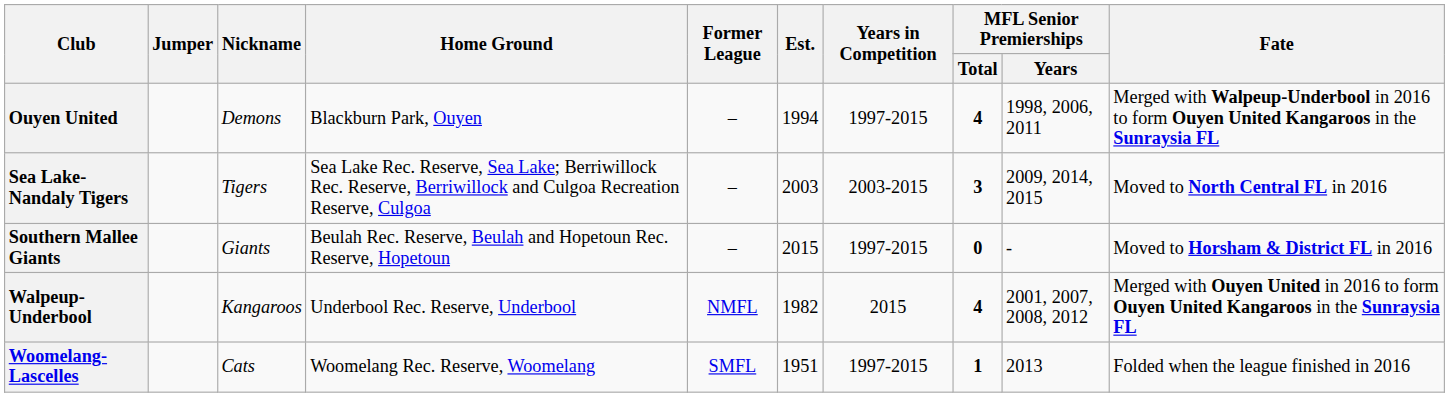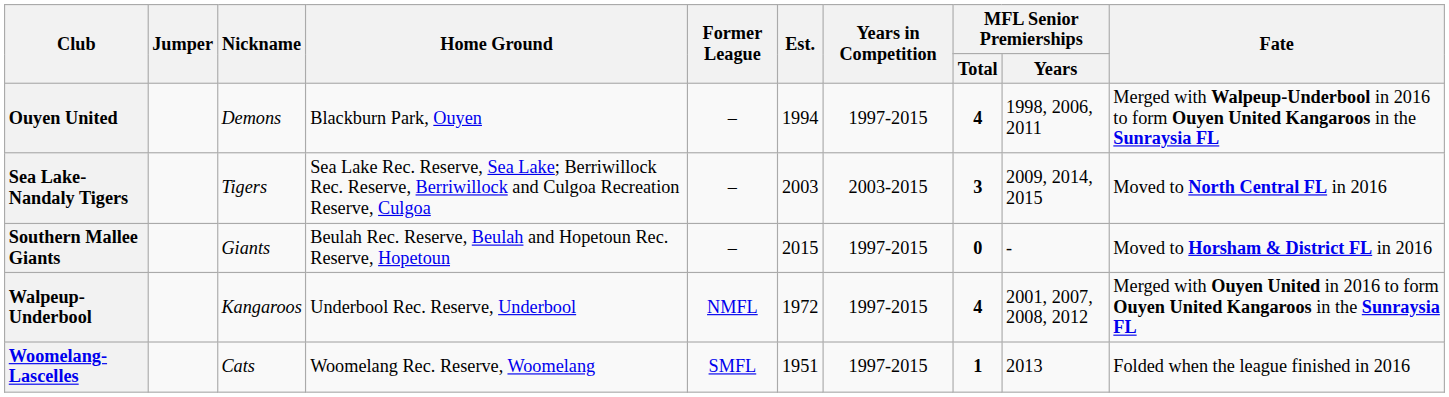(800, 307) 1982 -> (800, 307) 1972
(888, 307) 2015 -> (888, 307) 1997-2015
